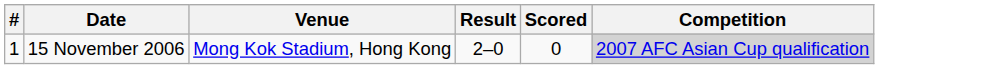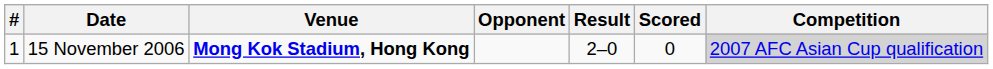+ column: (522, 20)
(322, 49) normal -> (331, 49) bold
